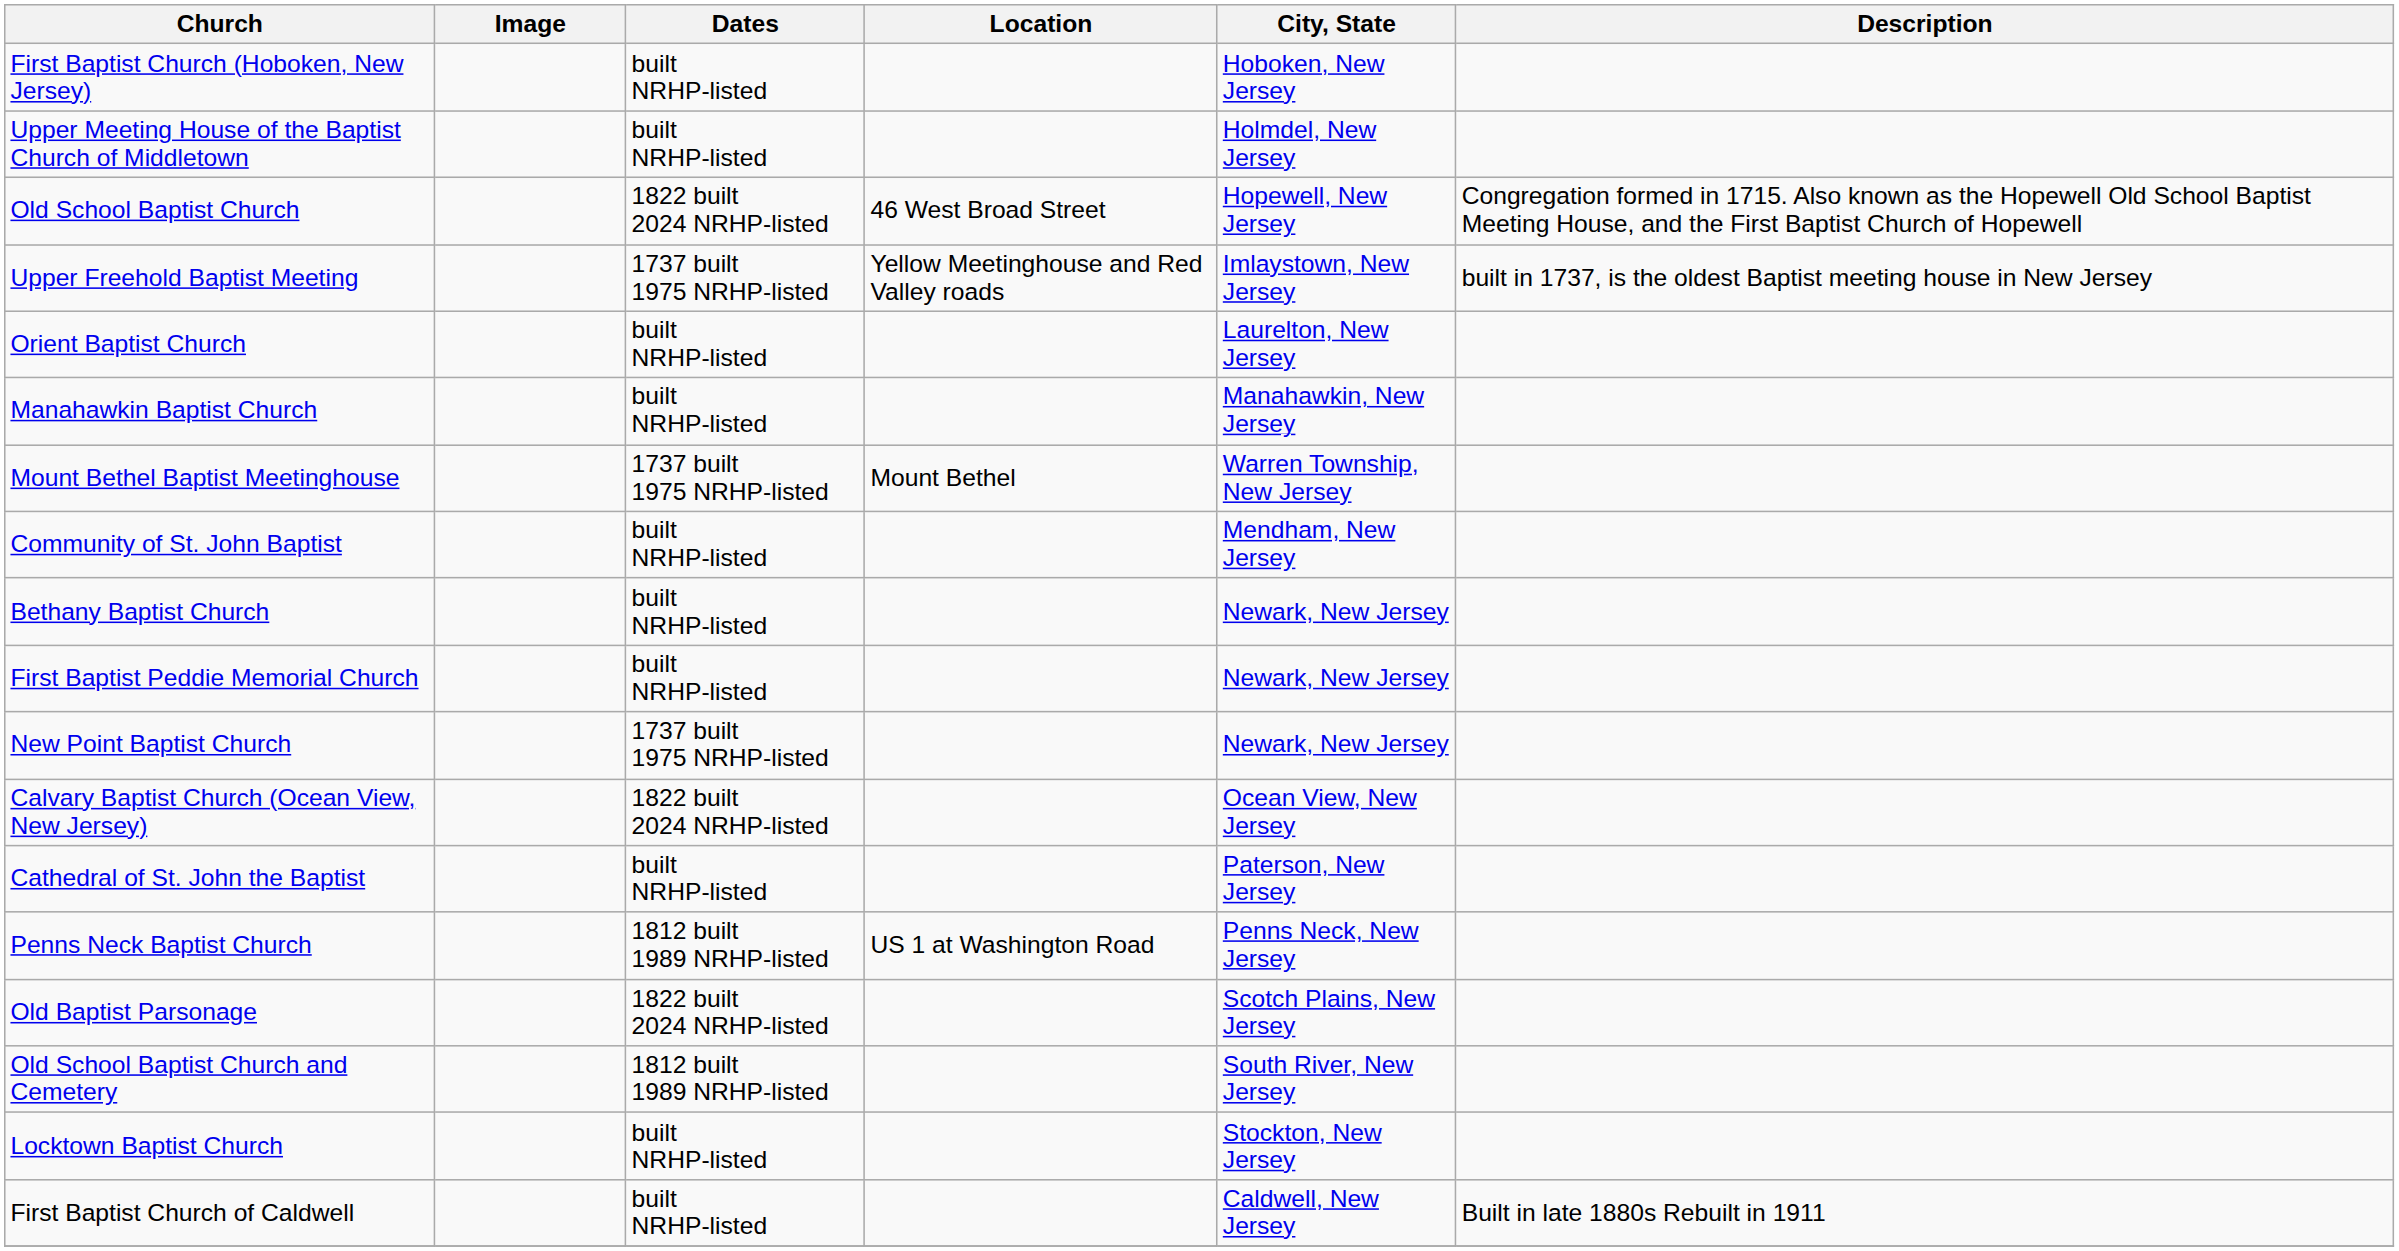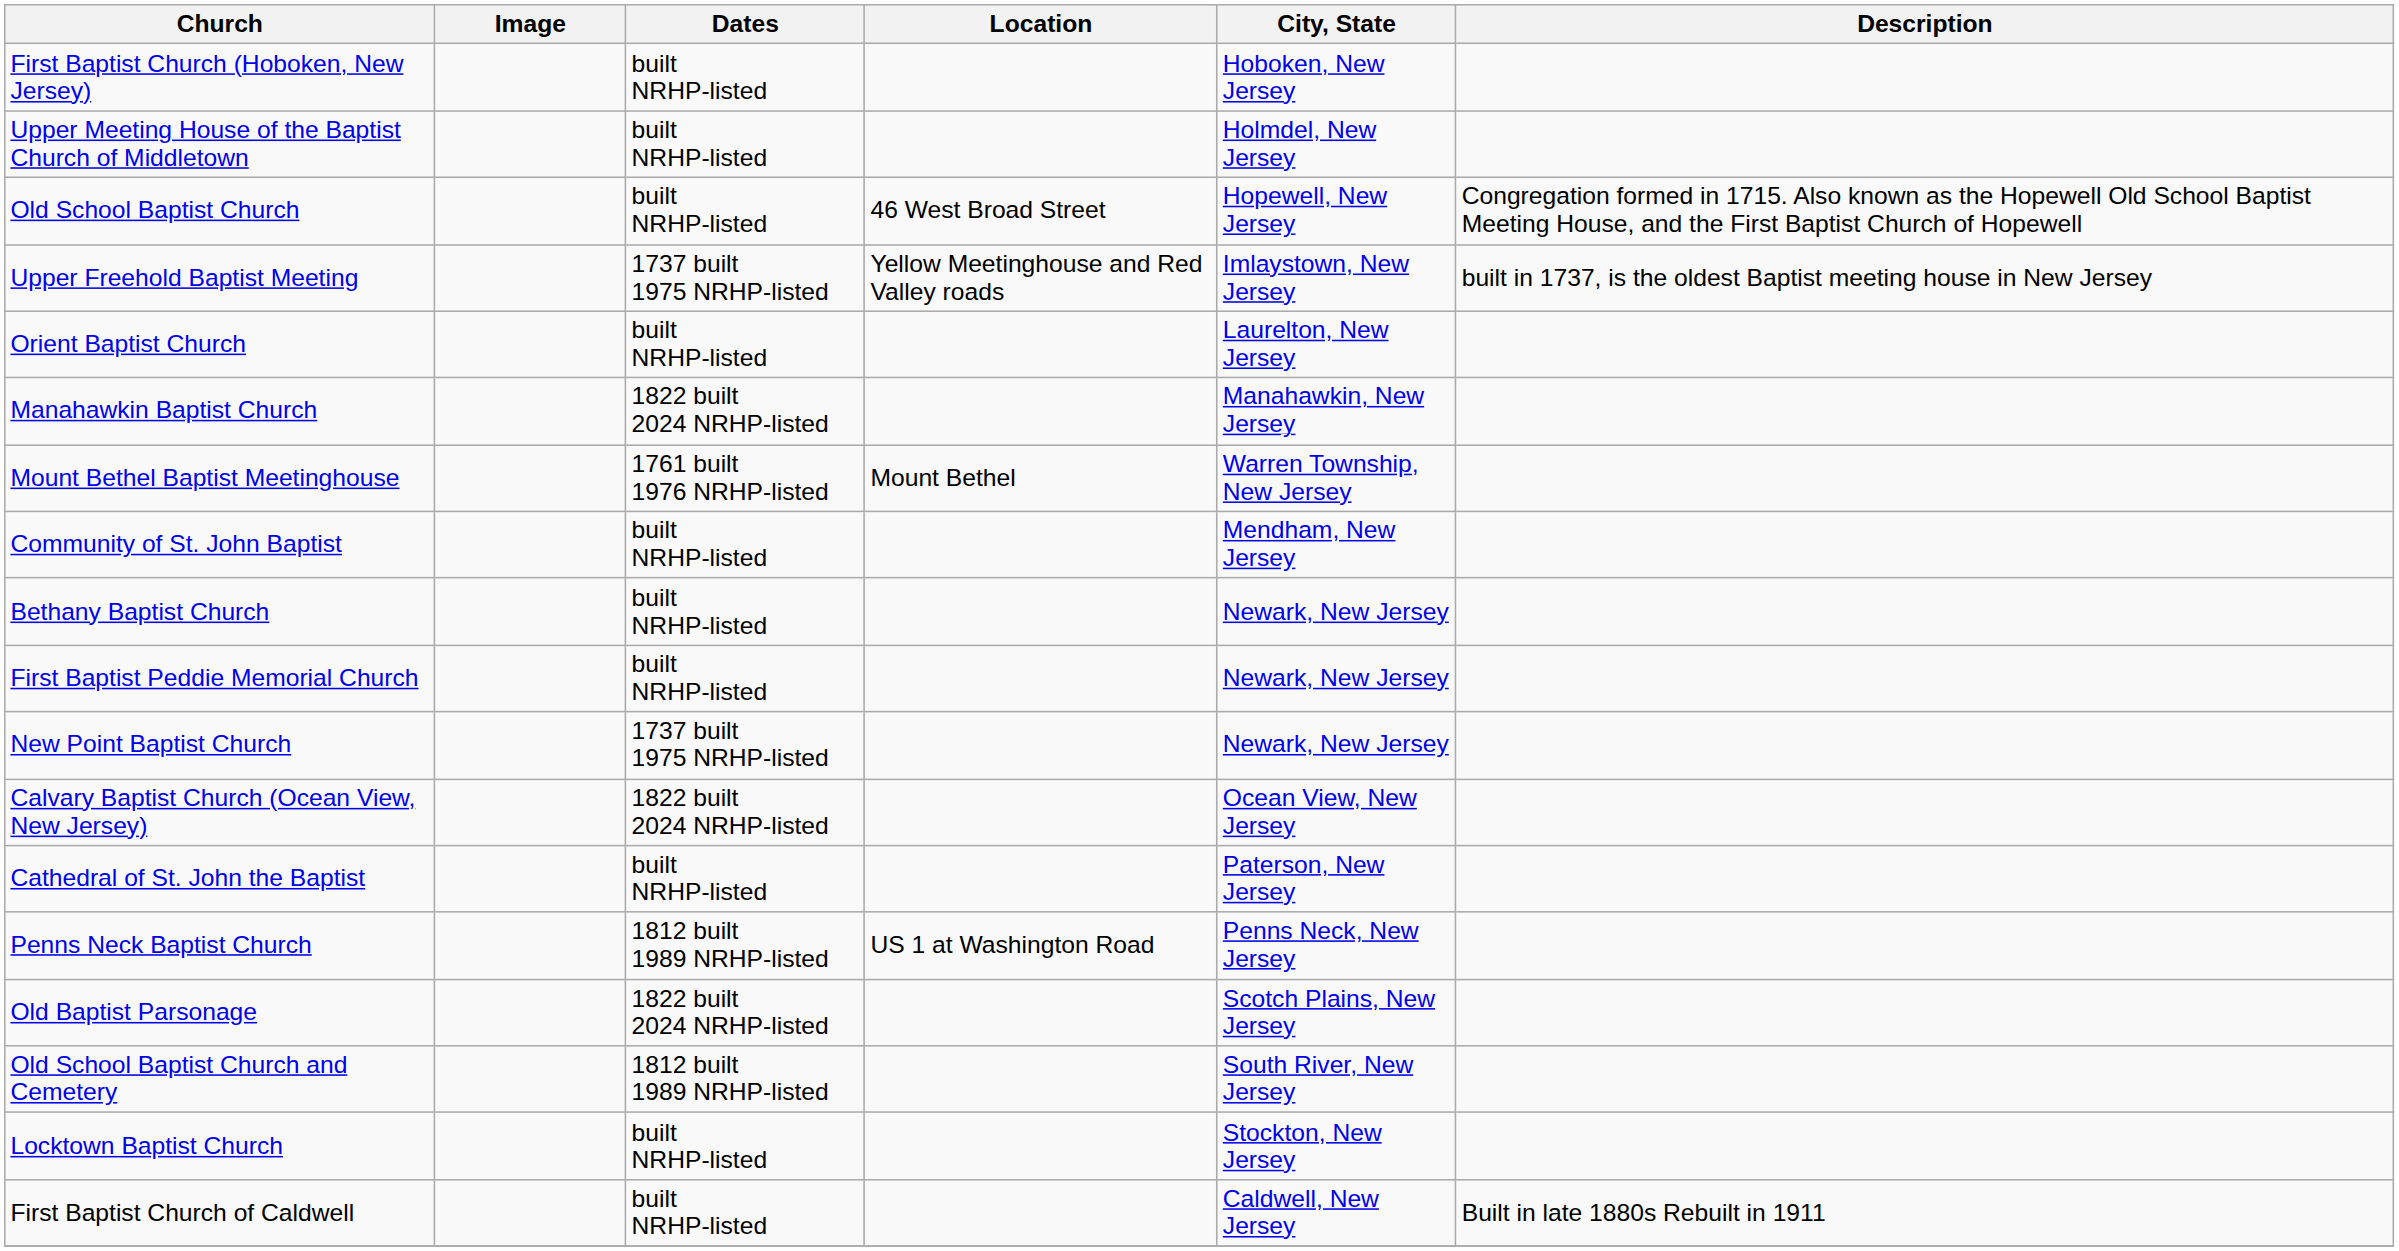(730, 210) 1822 built 2024 NRHP-listed -> (699, 210) built NRHP-listed
(699, 410) built NRHP-listed -> (730, 410) 1822 built 2024 NRHP-listed
(730, 477) 1737 built 1975 NRHP-listed -> (730, 477) 1761 built 1976 NRHP-listed
